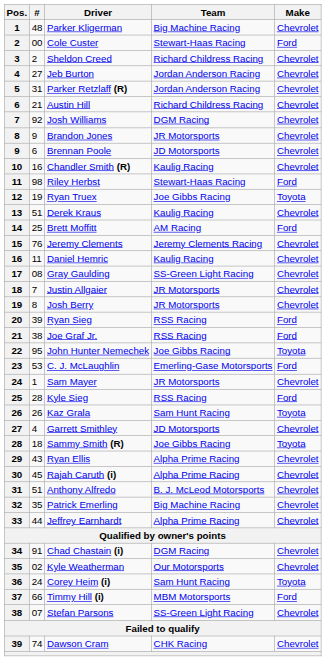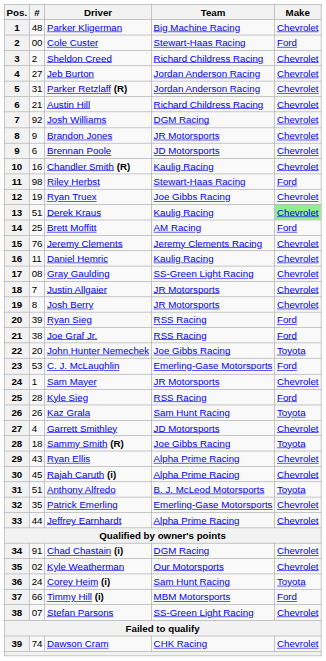(291, 197) Toyota -> (298, 197) Chevrolet
(298, 212) no background -> (298, 212) lightgreen background
(37, 351) 95 -> (37, 351) 20
(298, 490) Chevrolet -> (291, 490) Toyota
(197, 505) Big Machine Racing -> (213, 505) Emerling-Gase Motorsports
